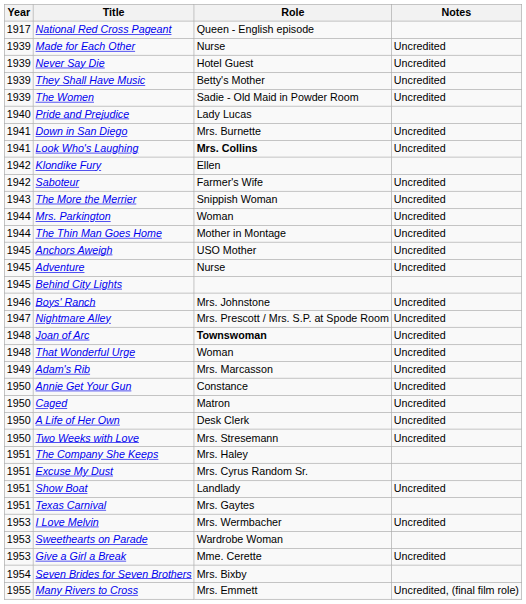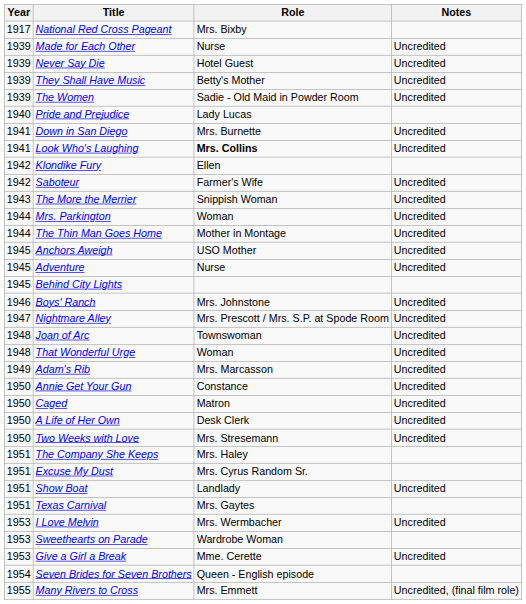(255, 30) Queen - English episode -> (222, 30) Mrs. Bixby
(232, 336) bold -> (229, 336) normal
(222, 574) Mrs. Bixby -> (255, 574) Queen - English episode
